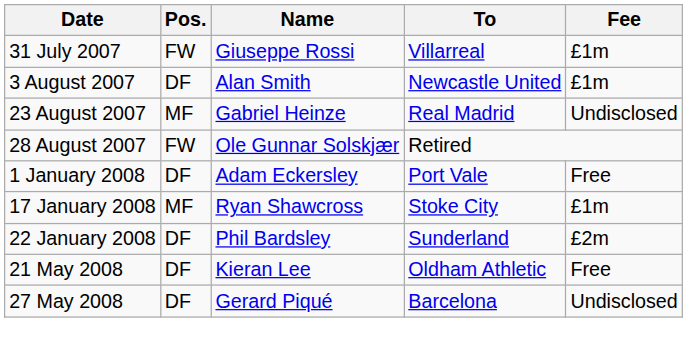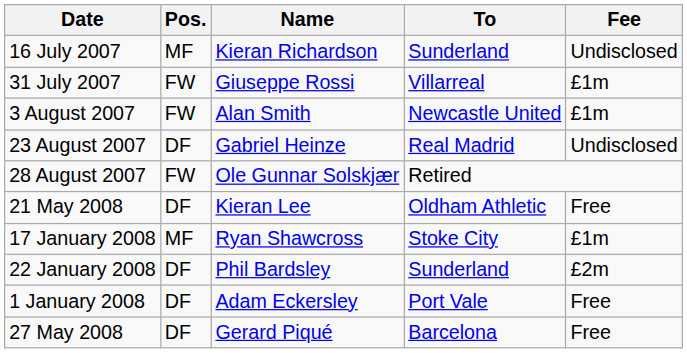+ row: (65, 51)
(178, 82) DF -> (180, 113) FW
(179, 113) MF -> (178, 144) DF
rows swapped: (77, 176) <-> (66, 269)
(624, 301) Undisclosed -> (591, 332) Free
